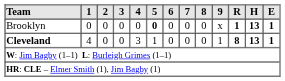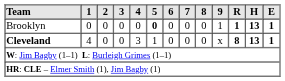(220, 26) x -> (220, 26) 1
(220, 40) 1 -> (220, 40) x
